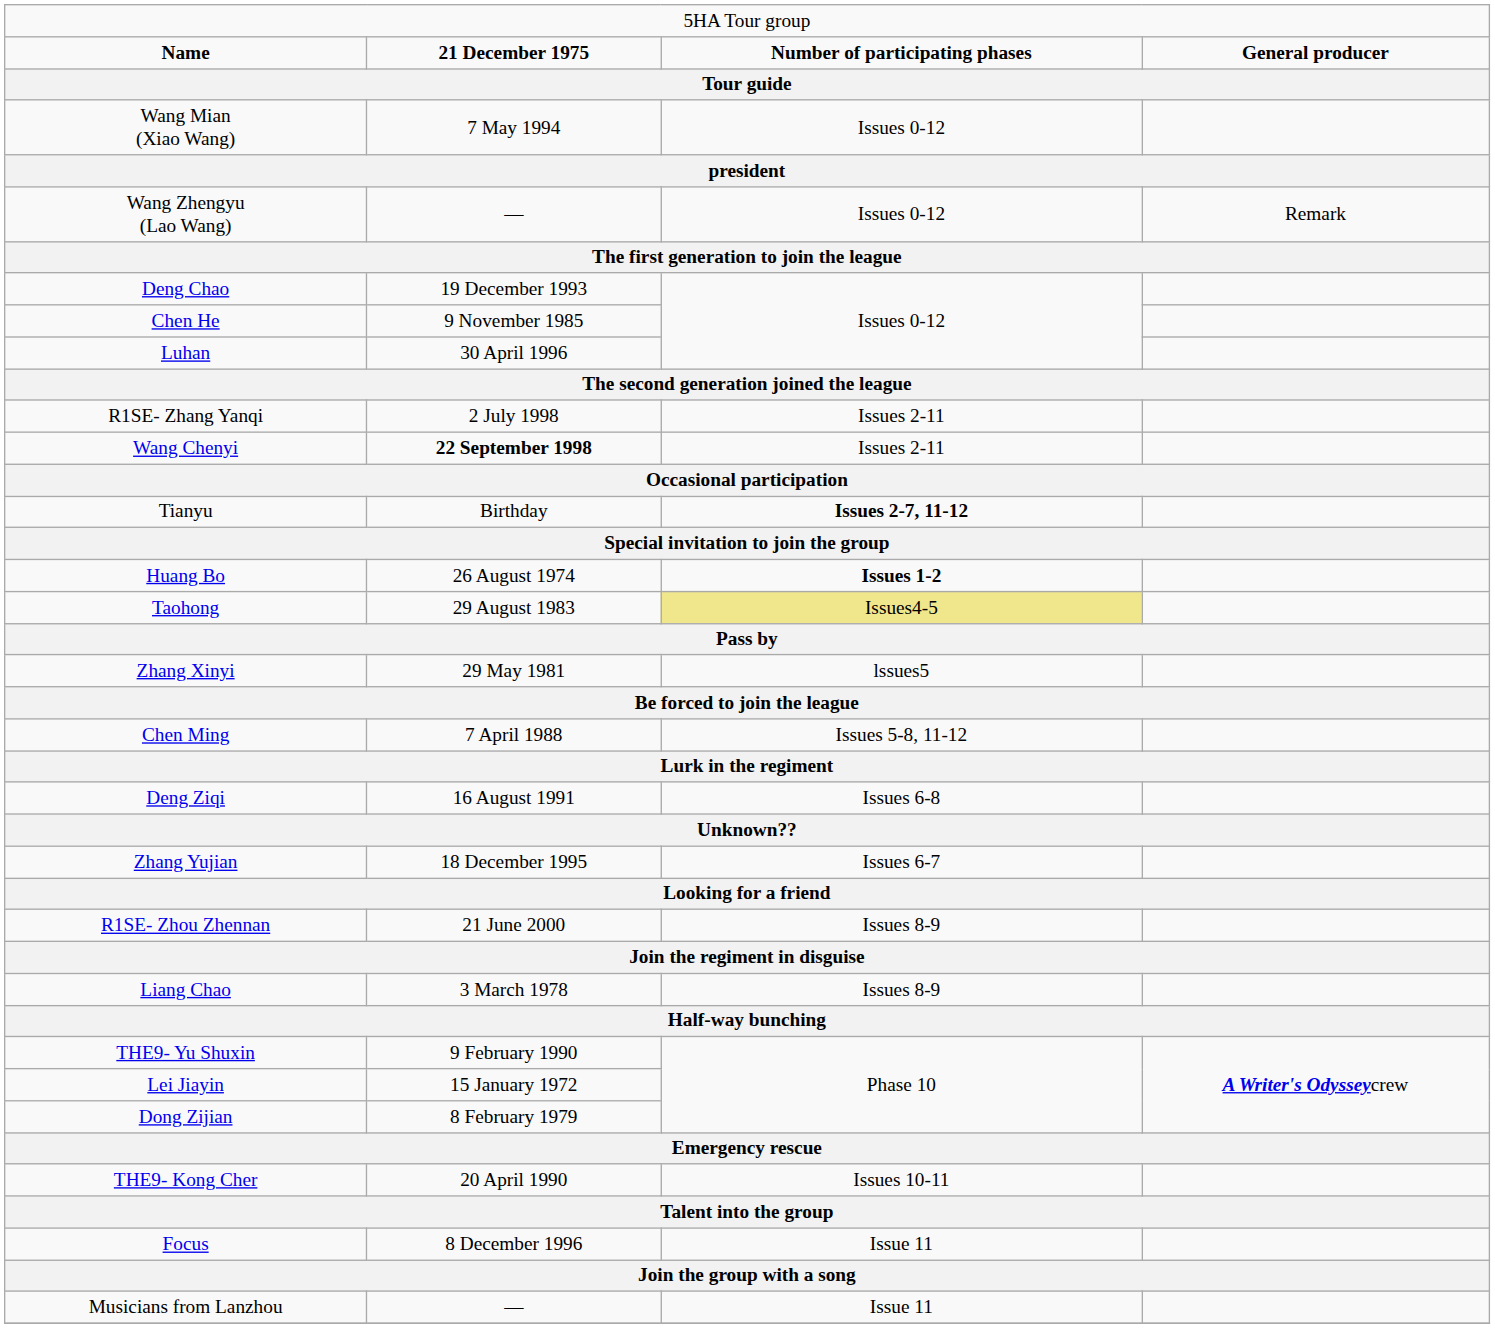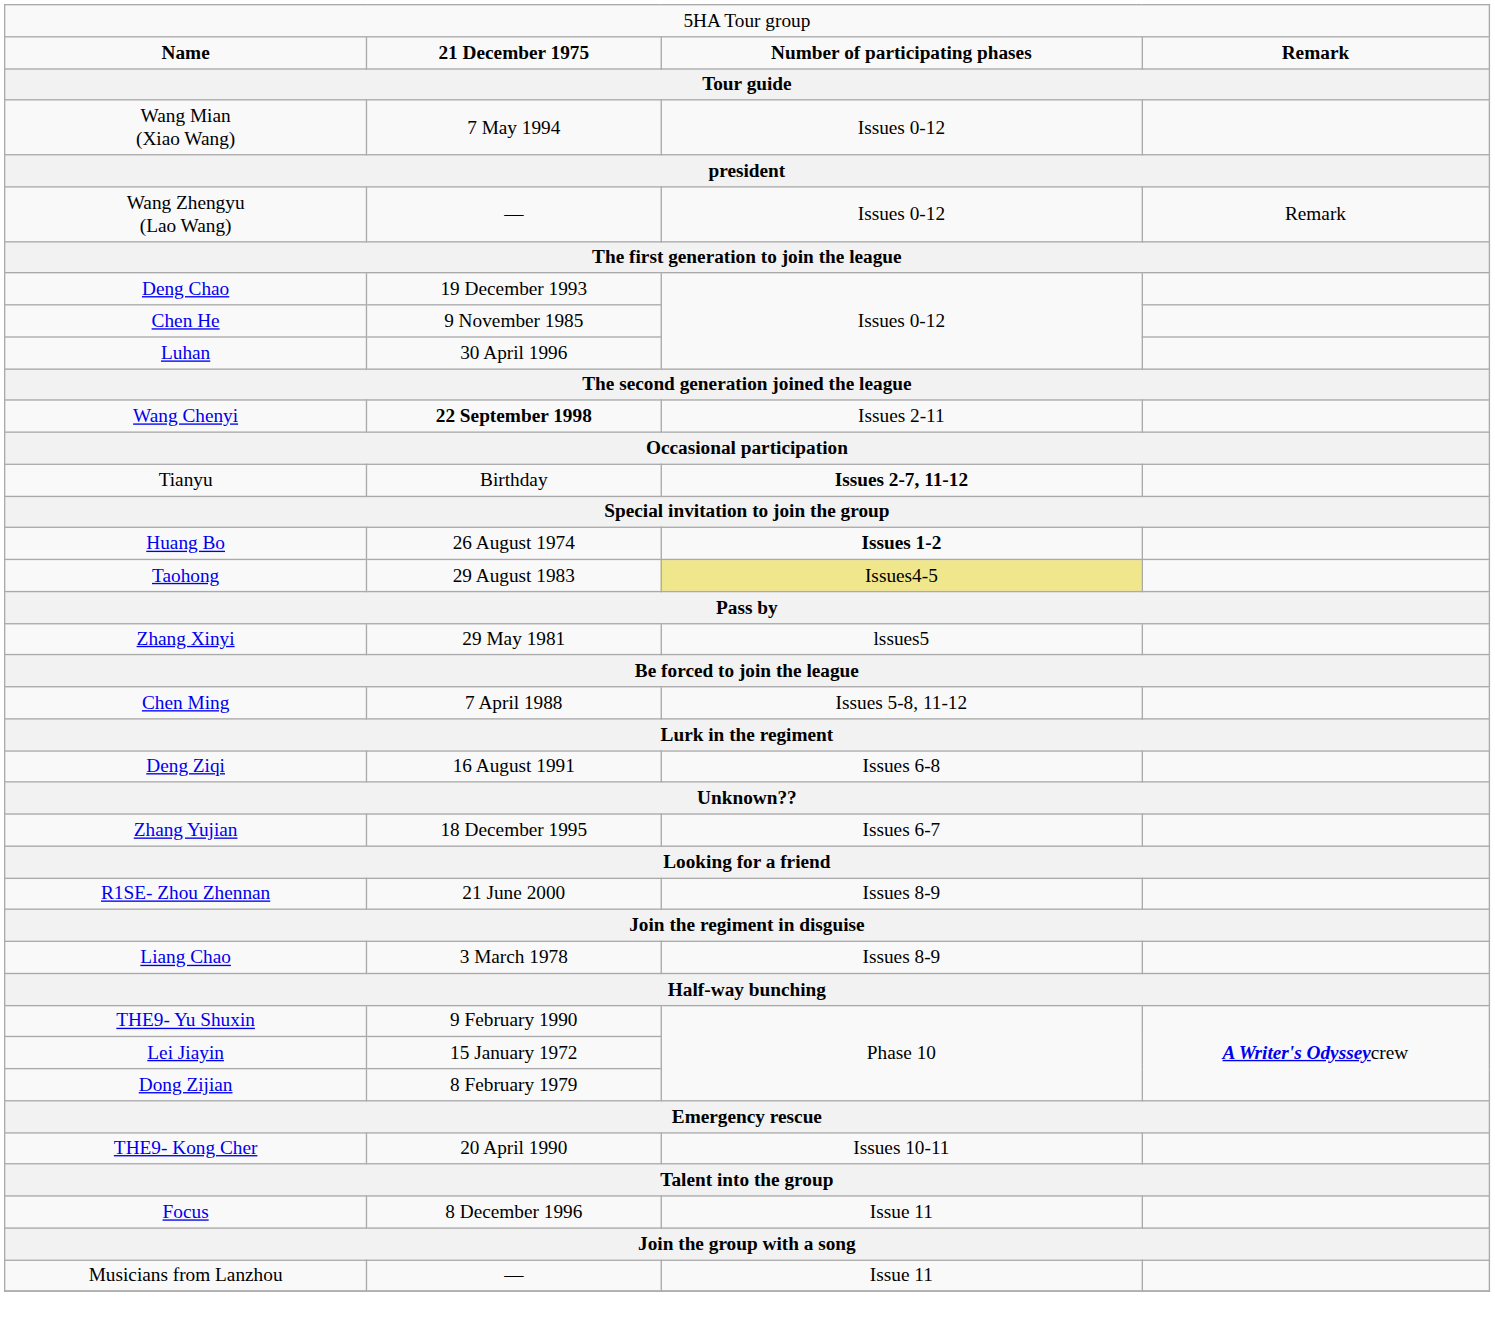(1315, 52) General producer -> (1315, 52) Remark
- row: (186, 416)
